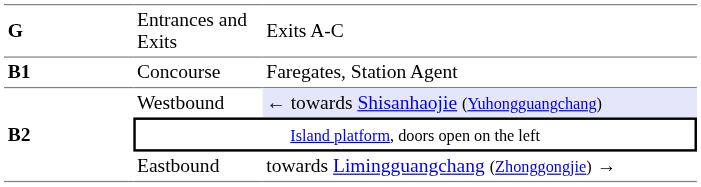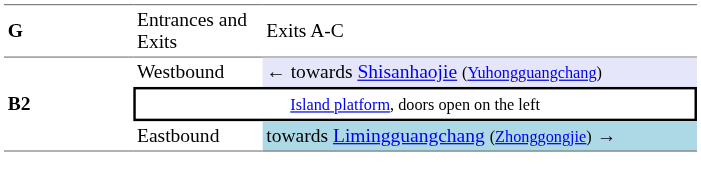- row: (179, 72)
(441, 166) no background -> (441, 135) lightblue background
